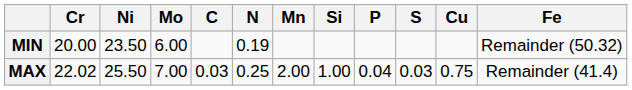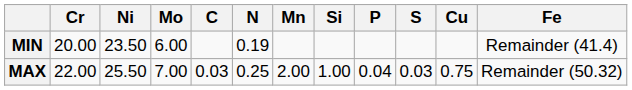(552, 44) Remainder (50.32) -> (552, 44) Remainder (41.4)
(75, 71) 22.02 -> (75, 71) 22.00
(552, 71) Remainder (41.4) -> (552, 71) Remainder (50.32)
